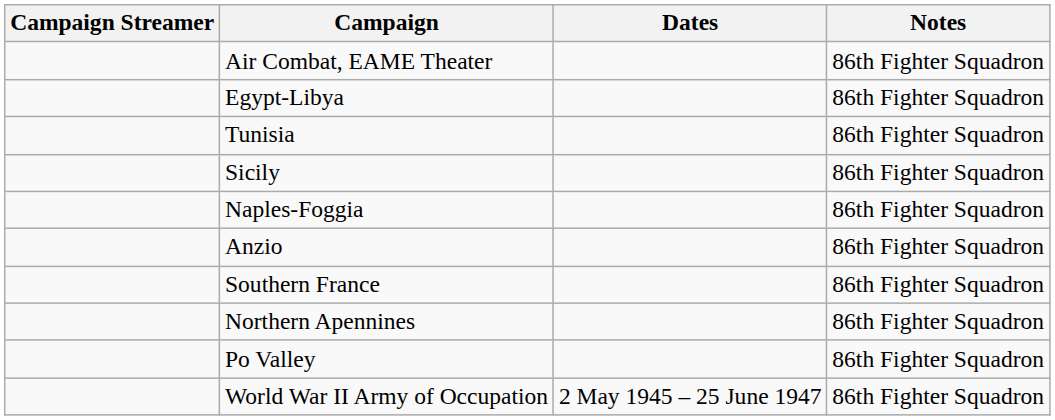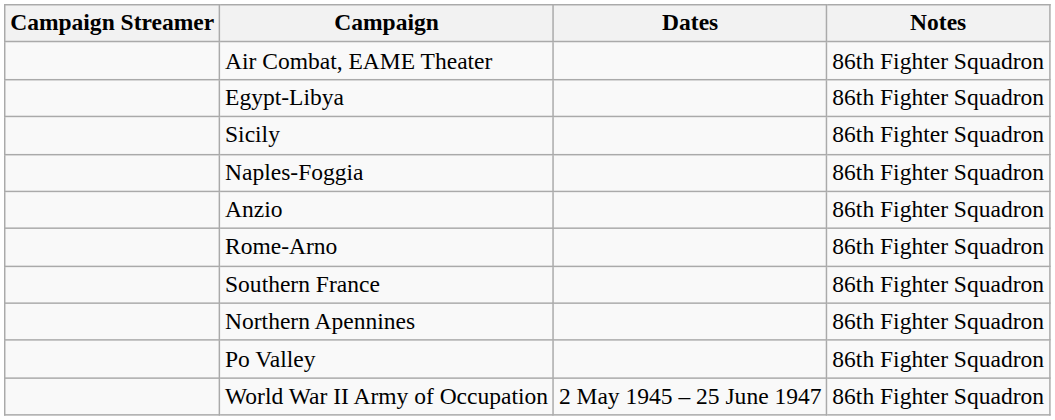- row: (260, 135)
+ row: (281, 246)
